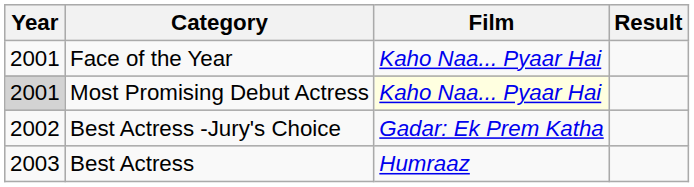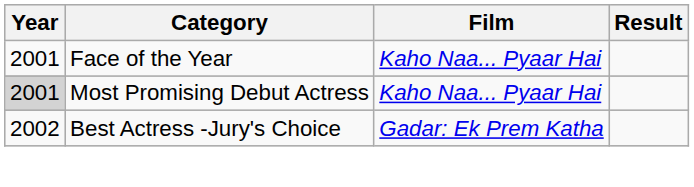(490, 93) lightyellow background -> (490, 93) no background
- row: (132, 164)
